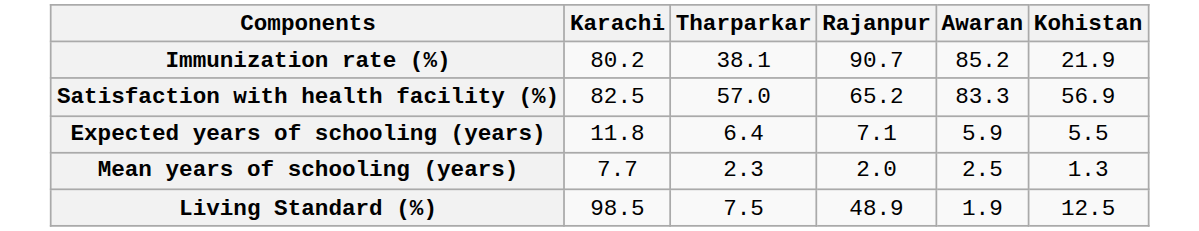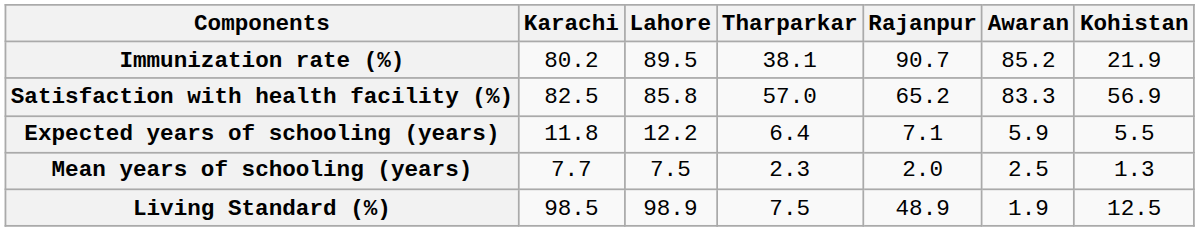+ column: (670, 23)
